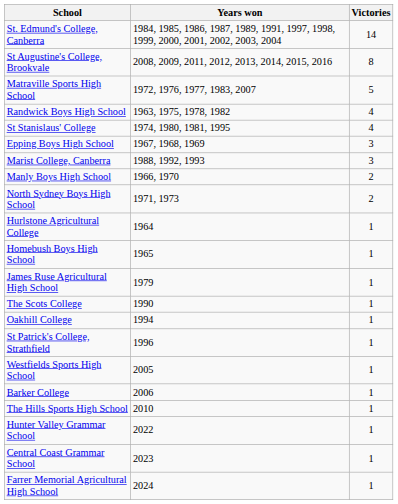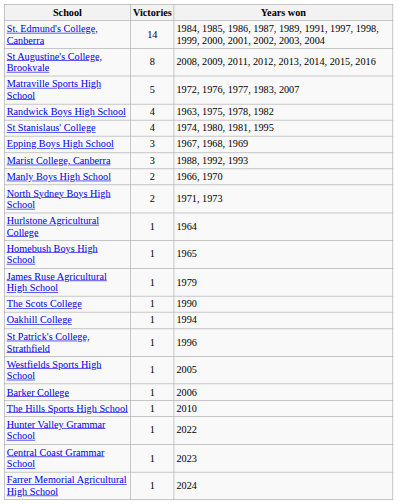columns swapped: (371, 12) <-> (240, 12)
